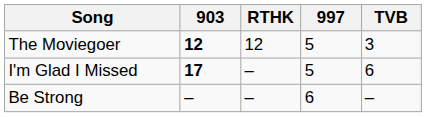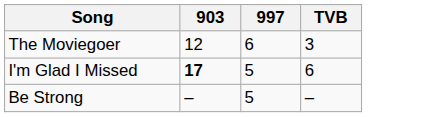- column: (271, 17)
(193, 44) bold -> (193, 44) normal
(309, 44) 5 -> (249, 44) 6
(309, 97) 6 -> (249, 97) 5
